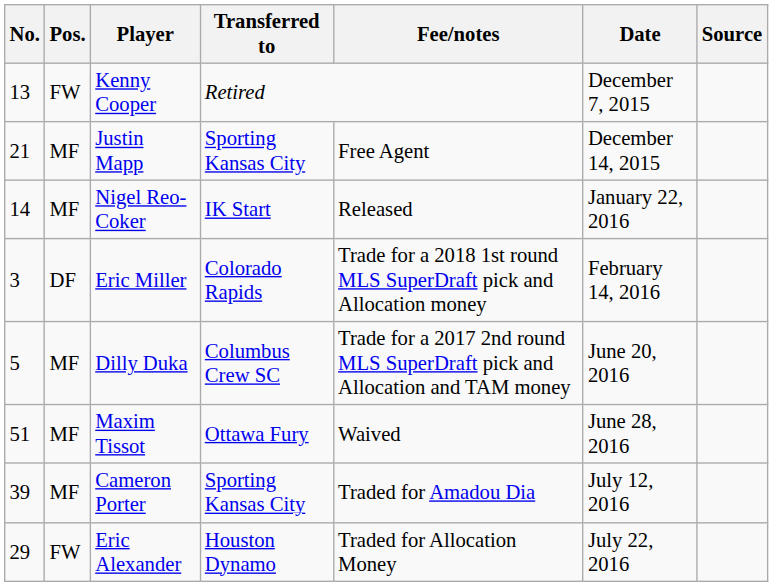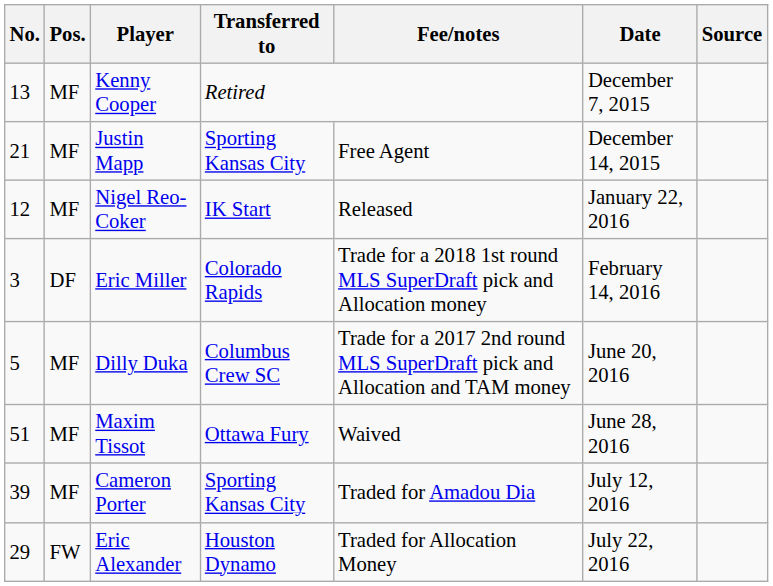(65, 92) FW -> (64, 92) MF
(20, 209) 14 -> (20, 209) 12
